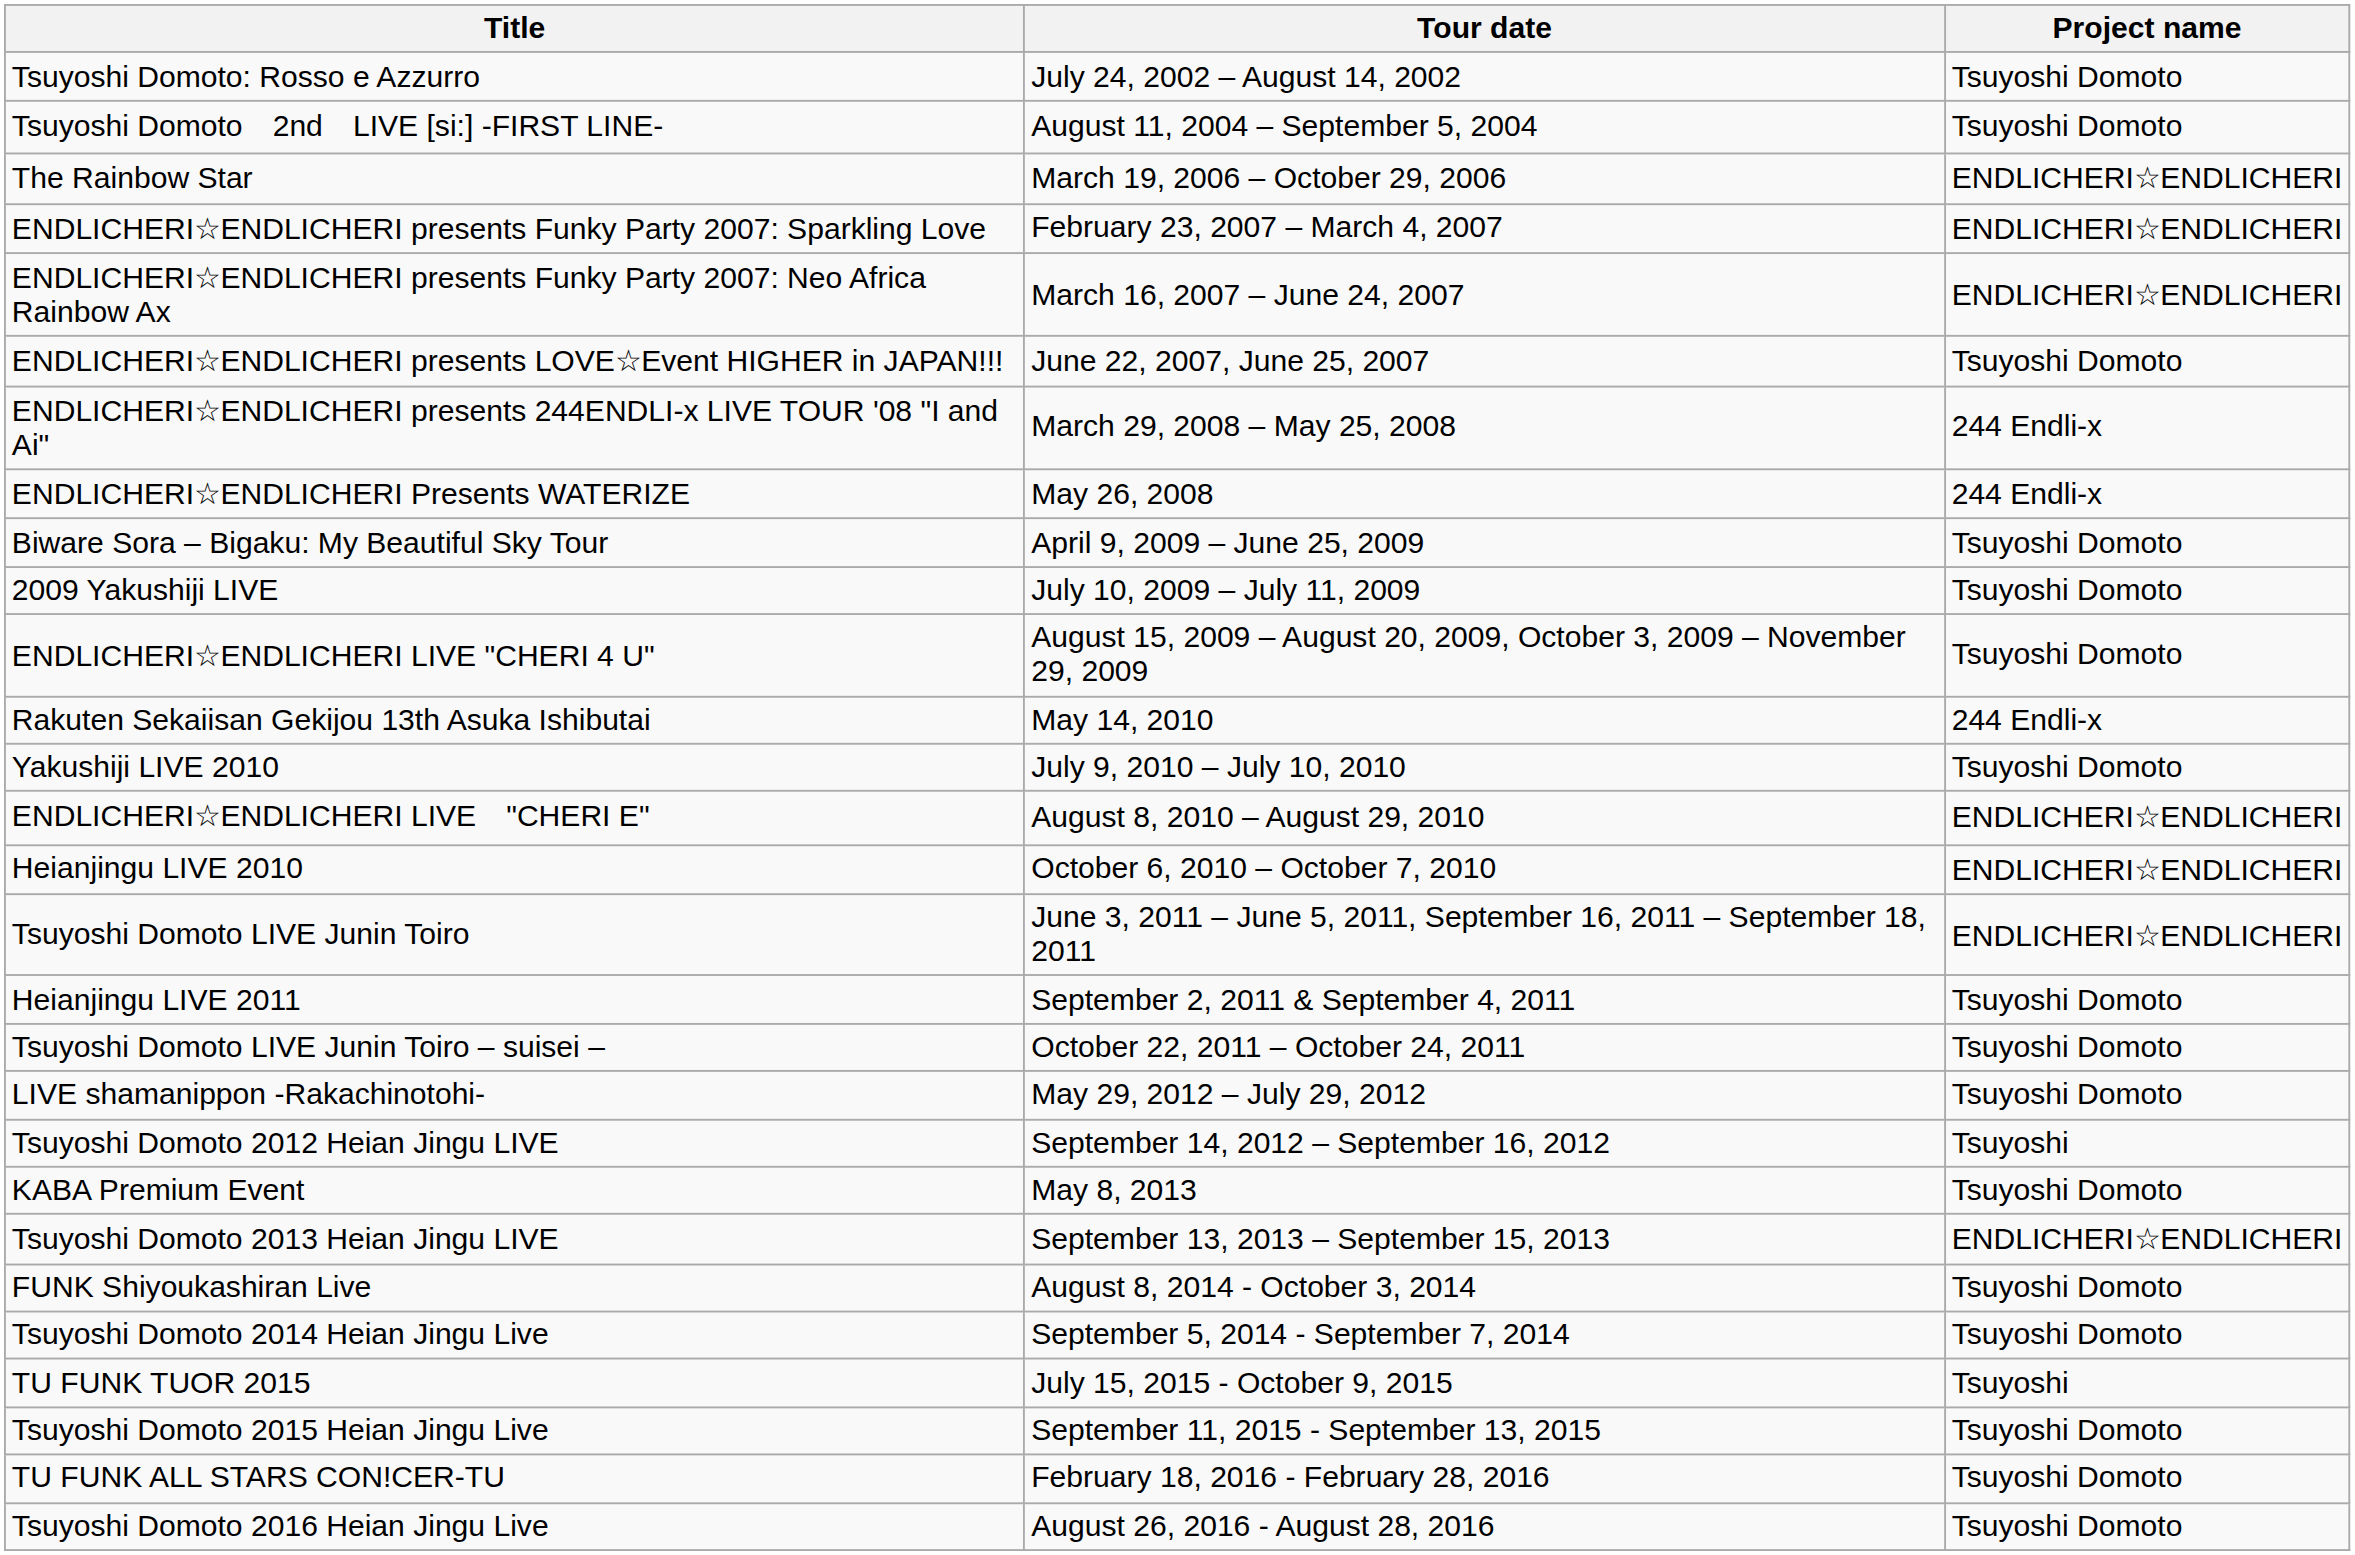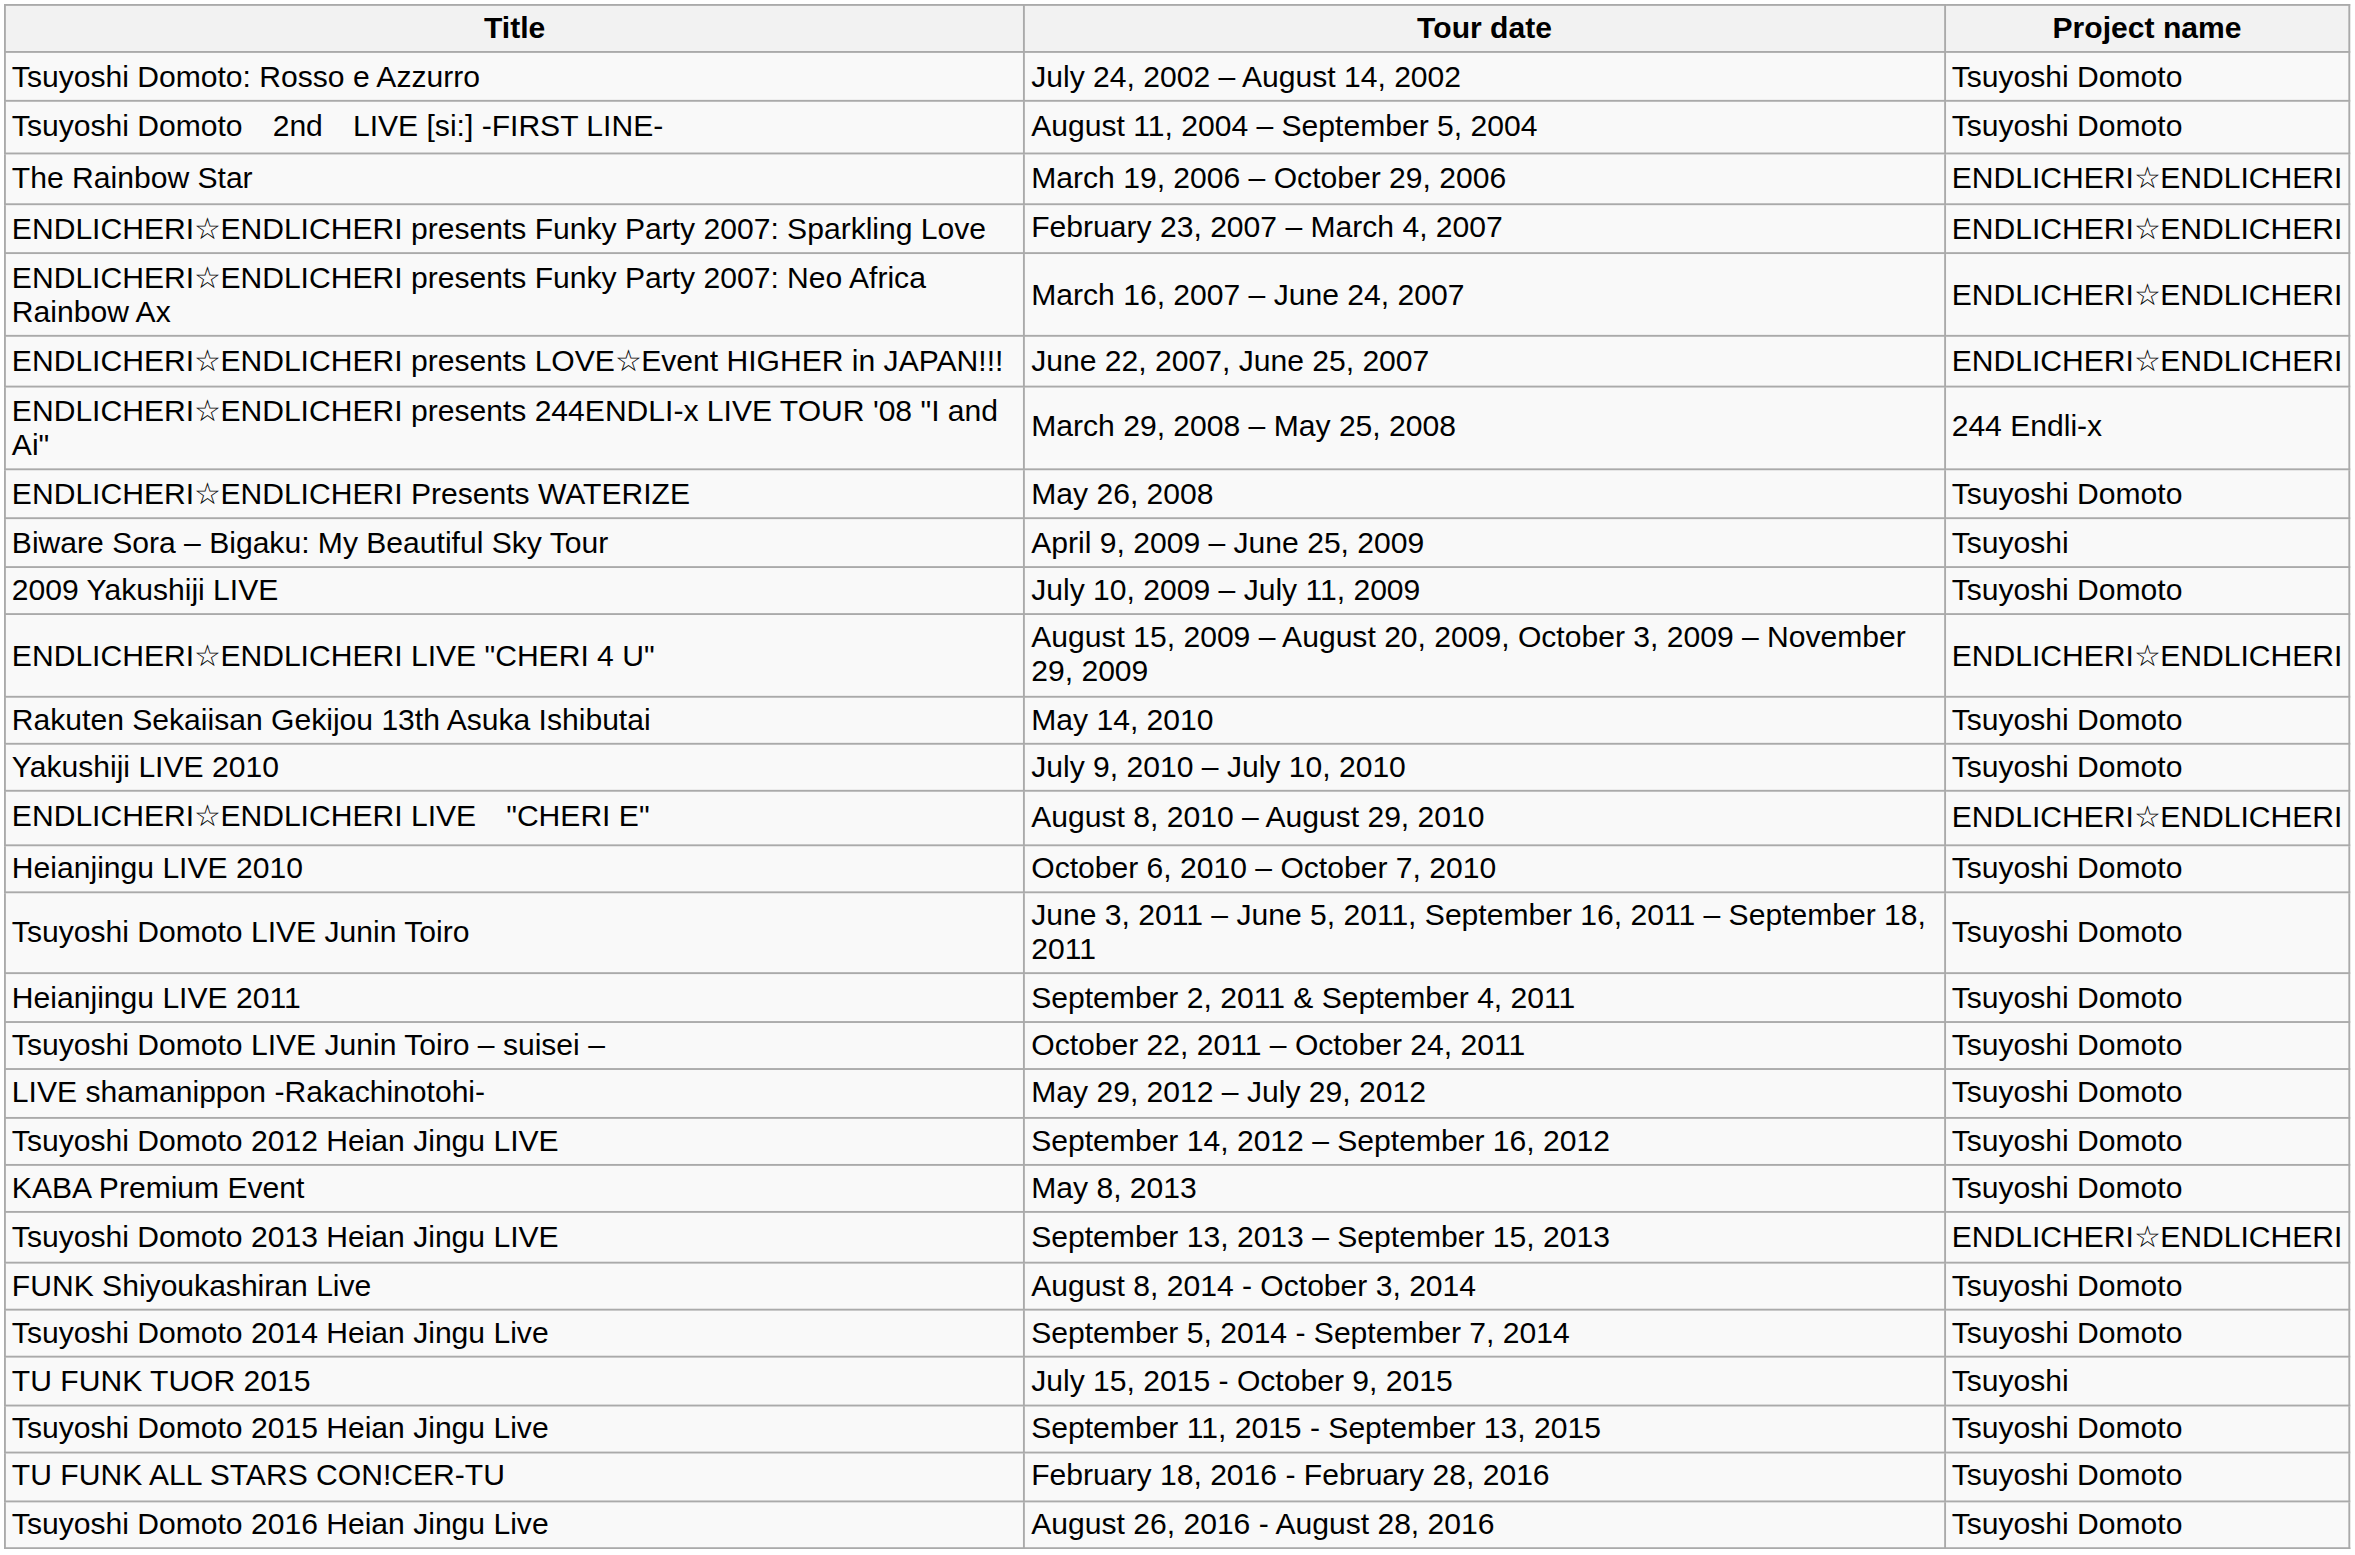(2067, 360) Tsuyoshi Domoto -> (2147, 361) ENDLICHERI☆ENDLICHERI
(2027, 493) 244 Endli-x -> (2067, 493) Tsuyoshi Domoto
(2067, 542) Tsuyoshi Domoto -> (2010, 542) Tsuyoshi
(2067, 654) Tsuyoshi Domoto -> (2147, 655) ENDLICHERI☆ENDLICHERI
(2027, 719) 244 Endli-x -> (2067, 719) Tsuyoshi Domoto
(2147, 869) ENDLICHERI☆ENDLICHERI -> (2067, 868) Tsuyoshi Domoto
(2147, 935) ENDLICHERI☆ENDLICHERI -> (2067, 932) Tsuyoshi Domoto
(2010, 1142) Tsuyoshi -> (2067, 1140) Tsuyoshi Domoto
